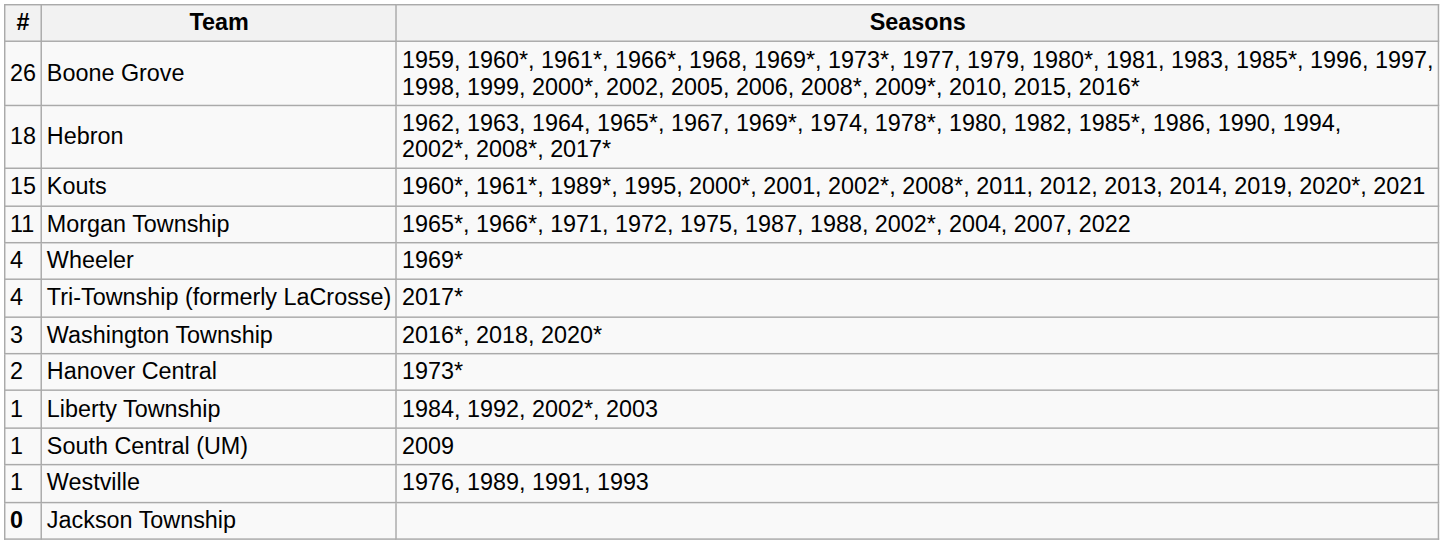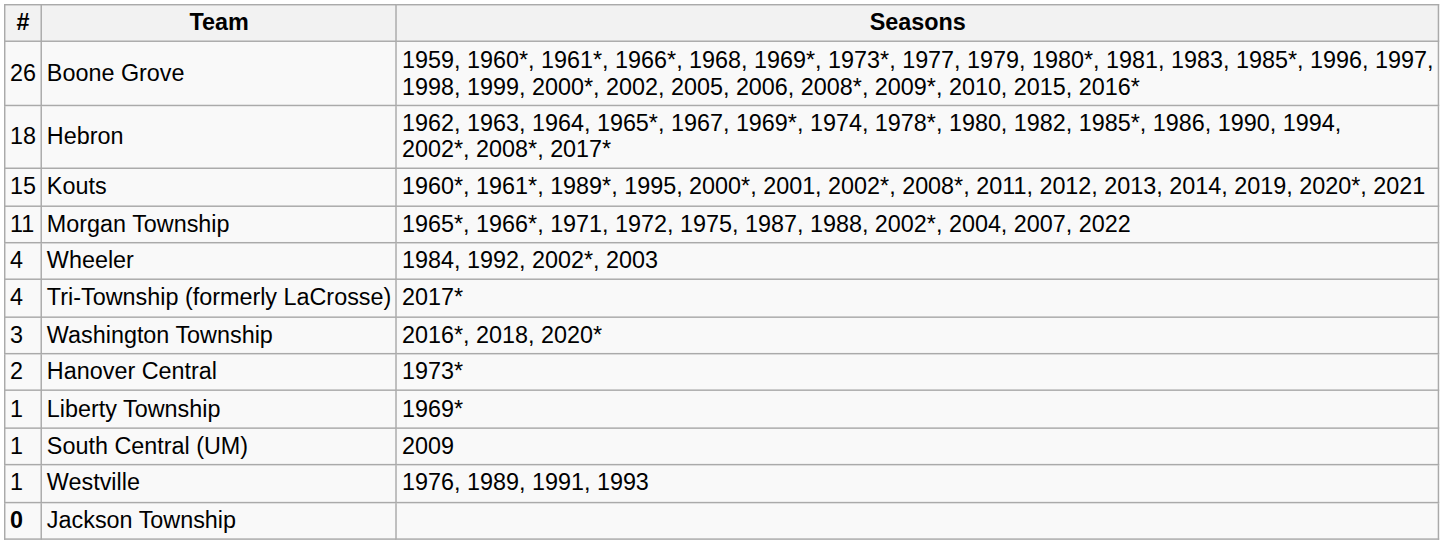(433, 260) 1969* -> (530, 260) 1984, 1992, 2002*, 2003
(530, 409) 1984, 1992, 2002*, 2003 -> (433, 409) 1969*
